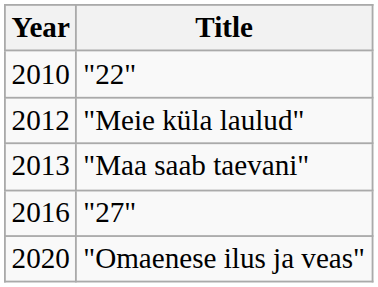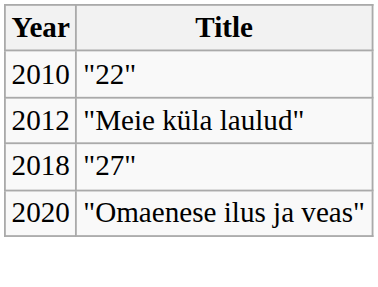- row: (196, 166)
(41, 212) 2016 -> (41, 166) 2018
